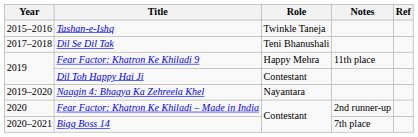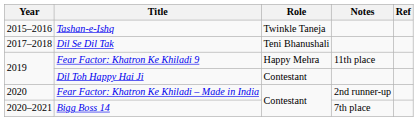- row: (131, 92)
